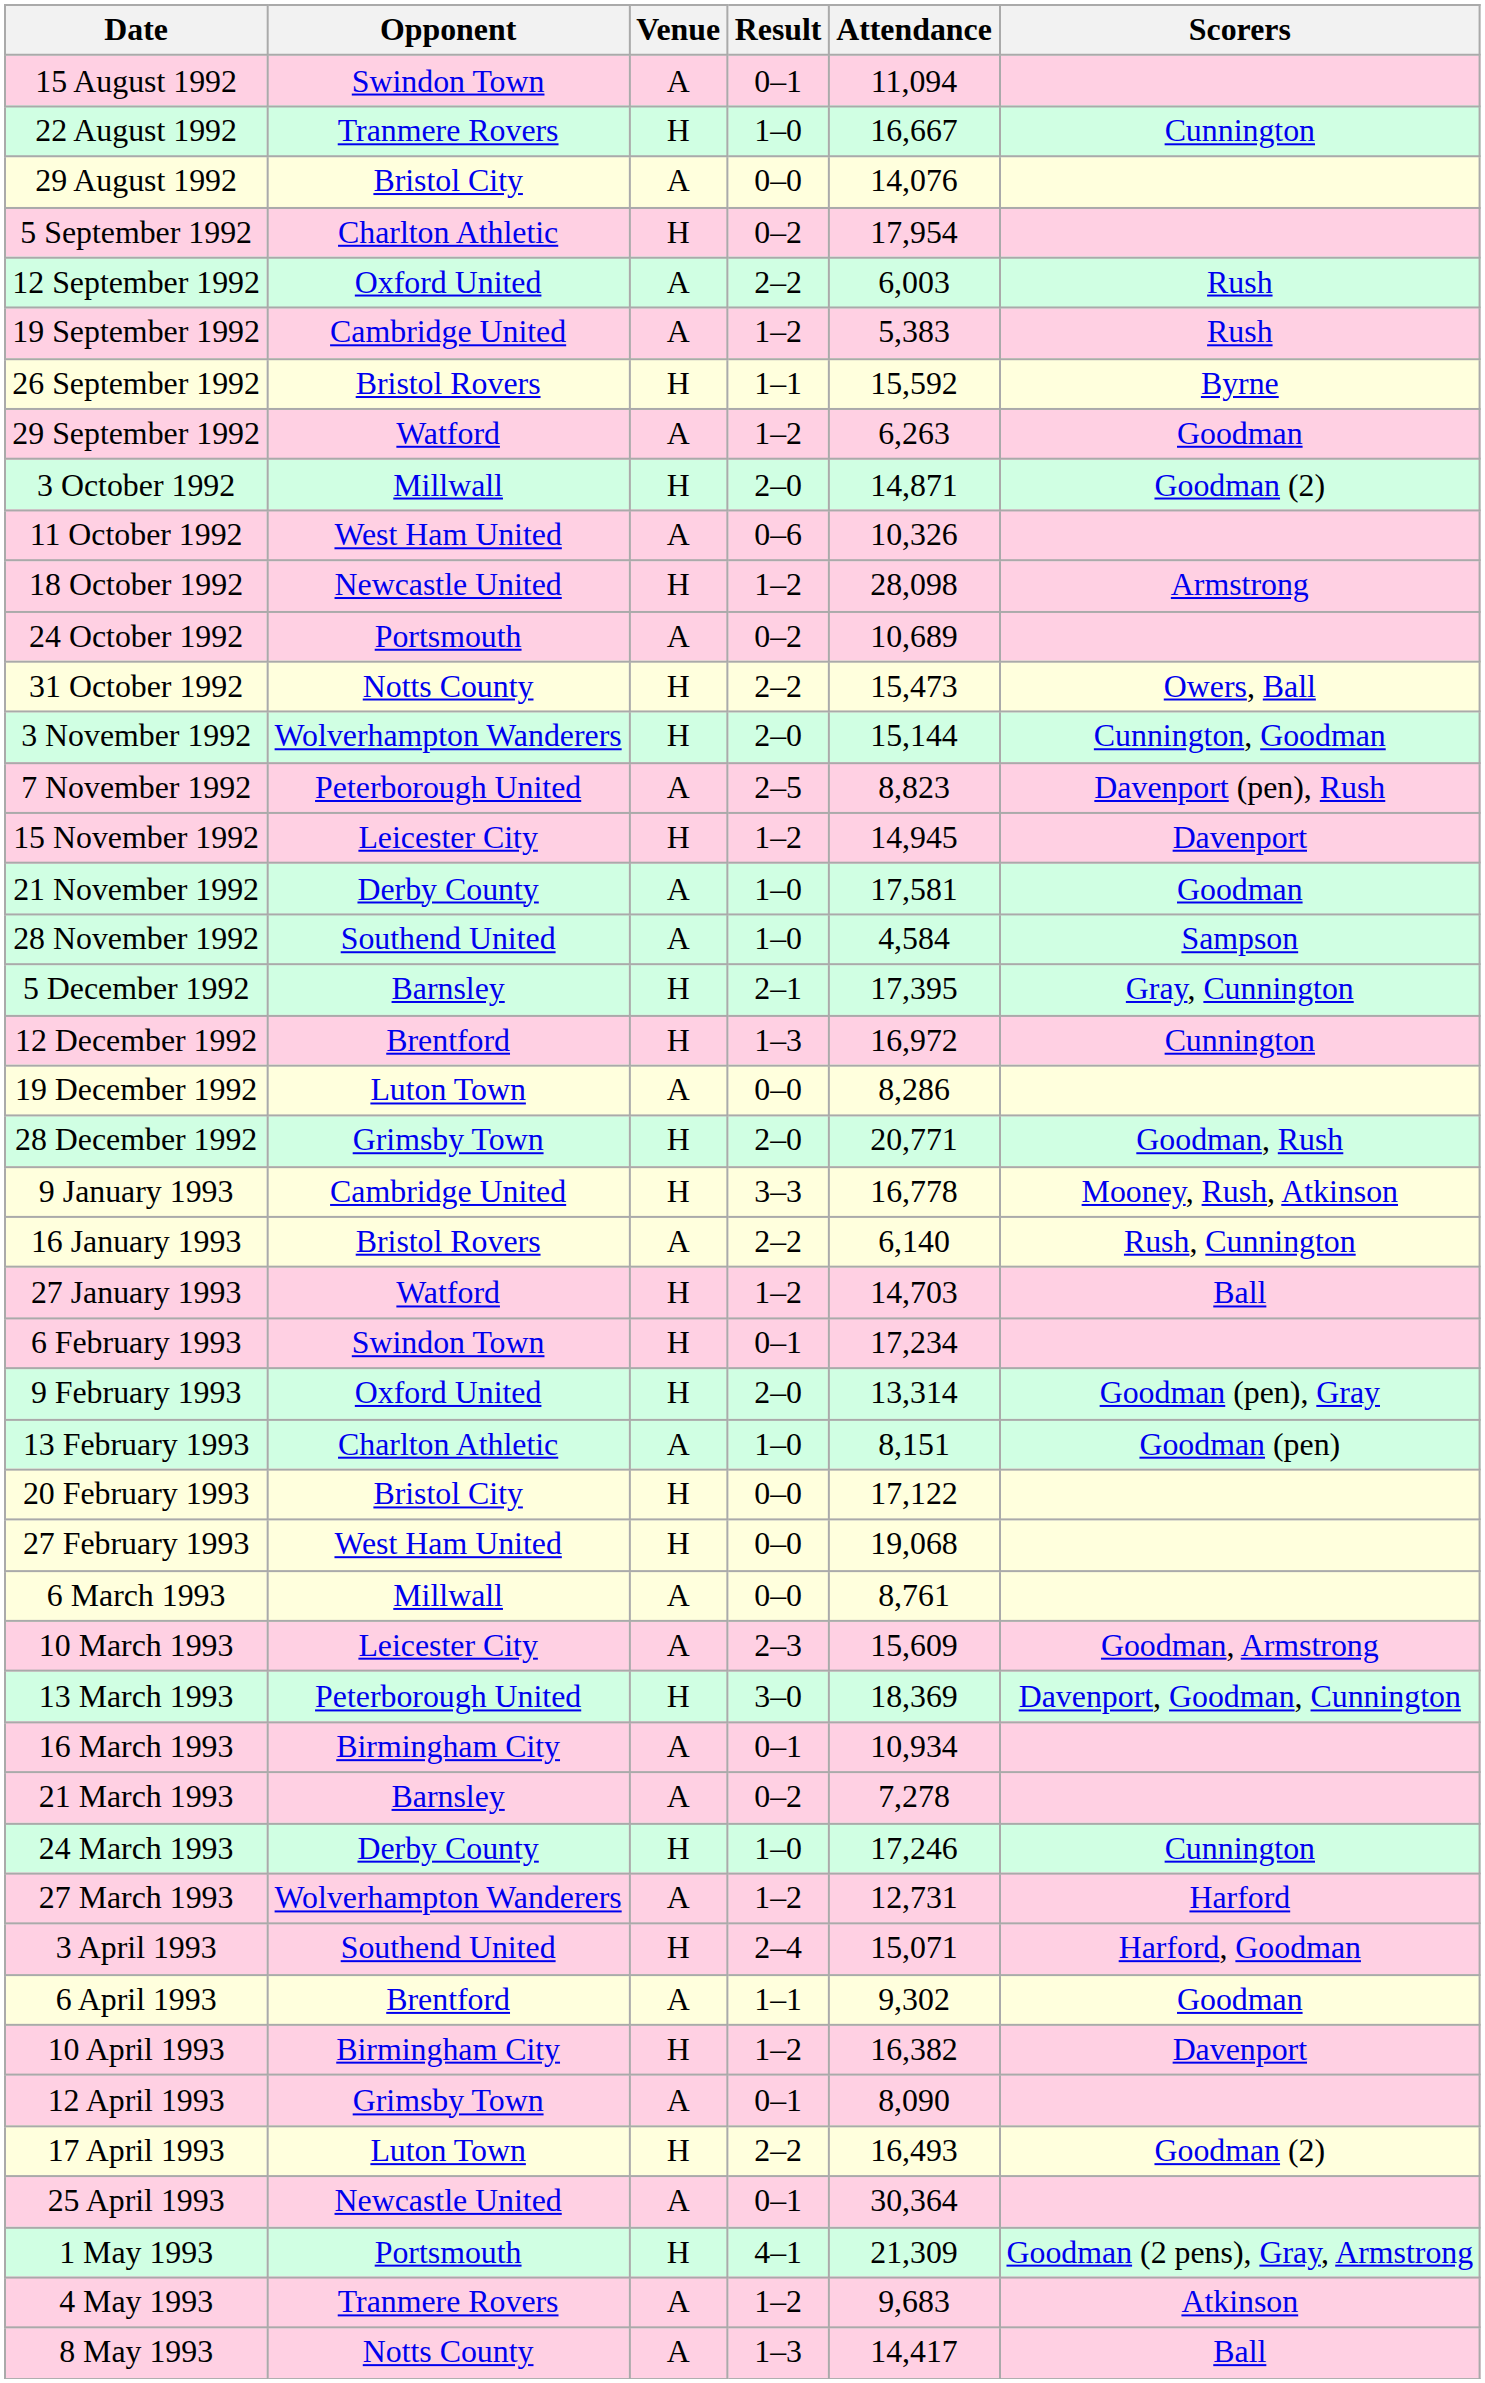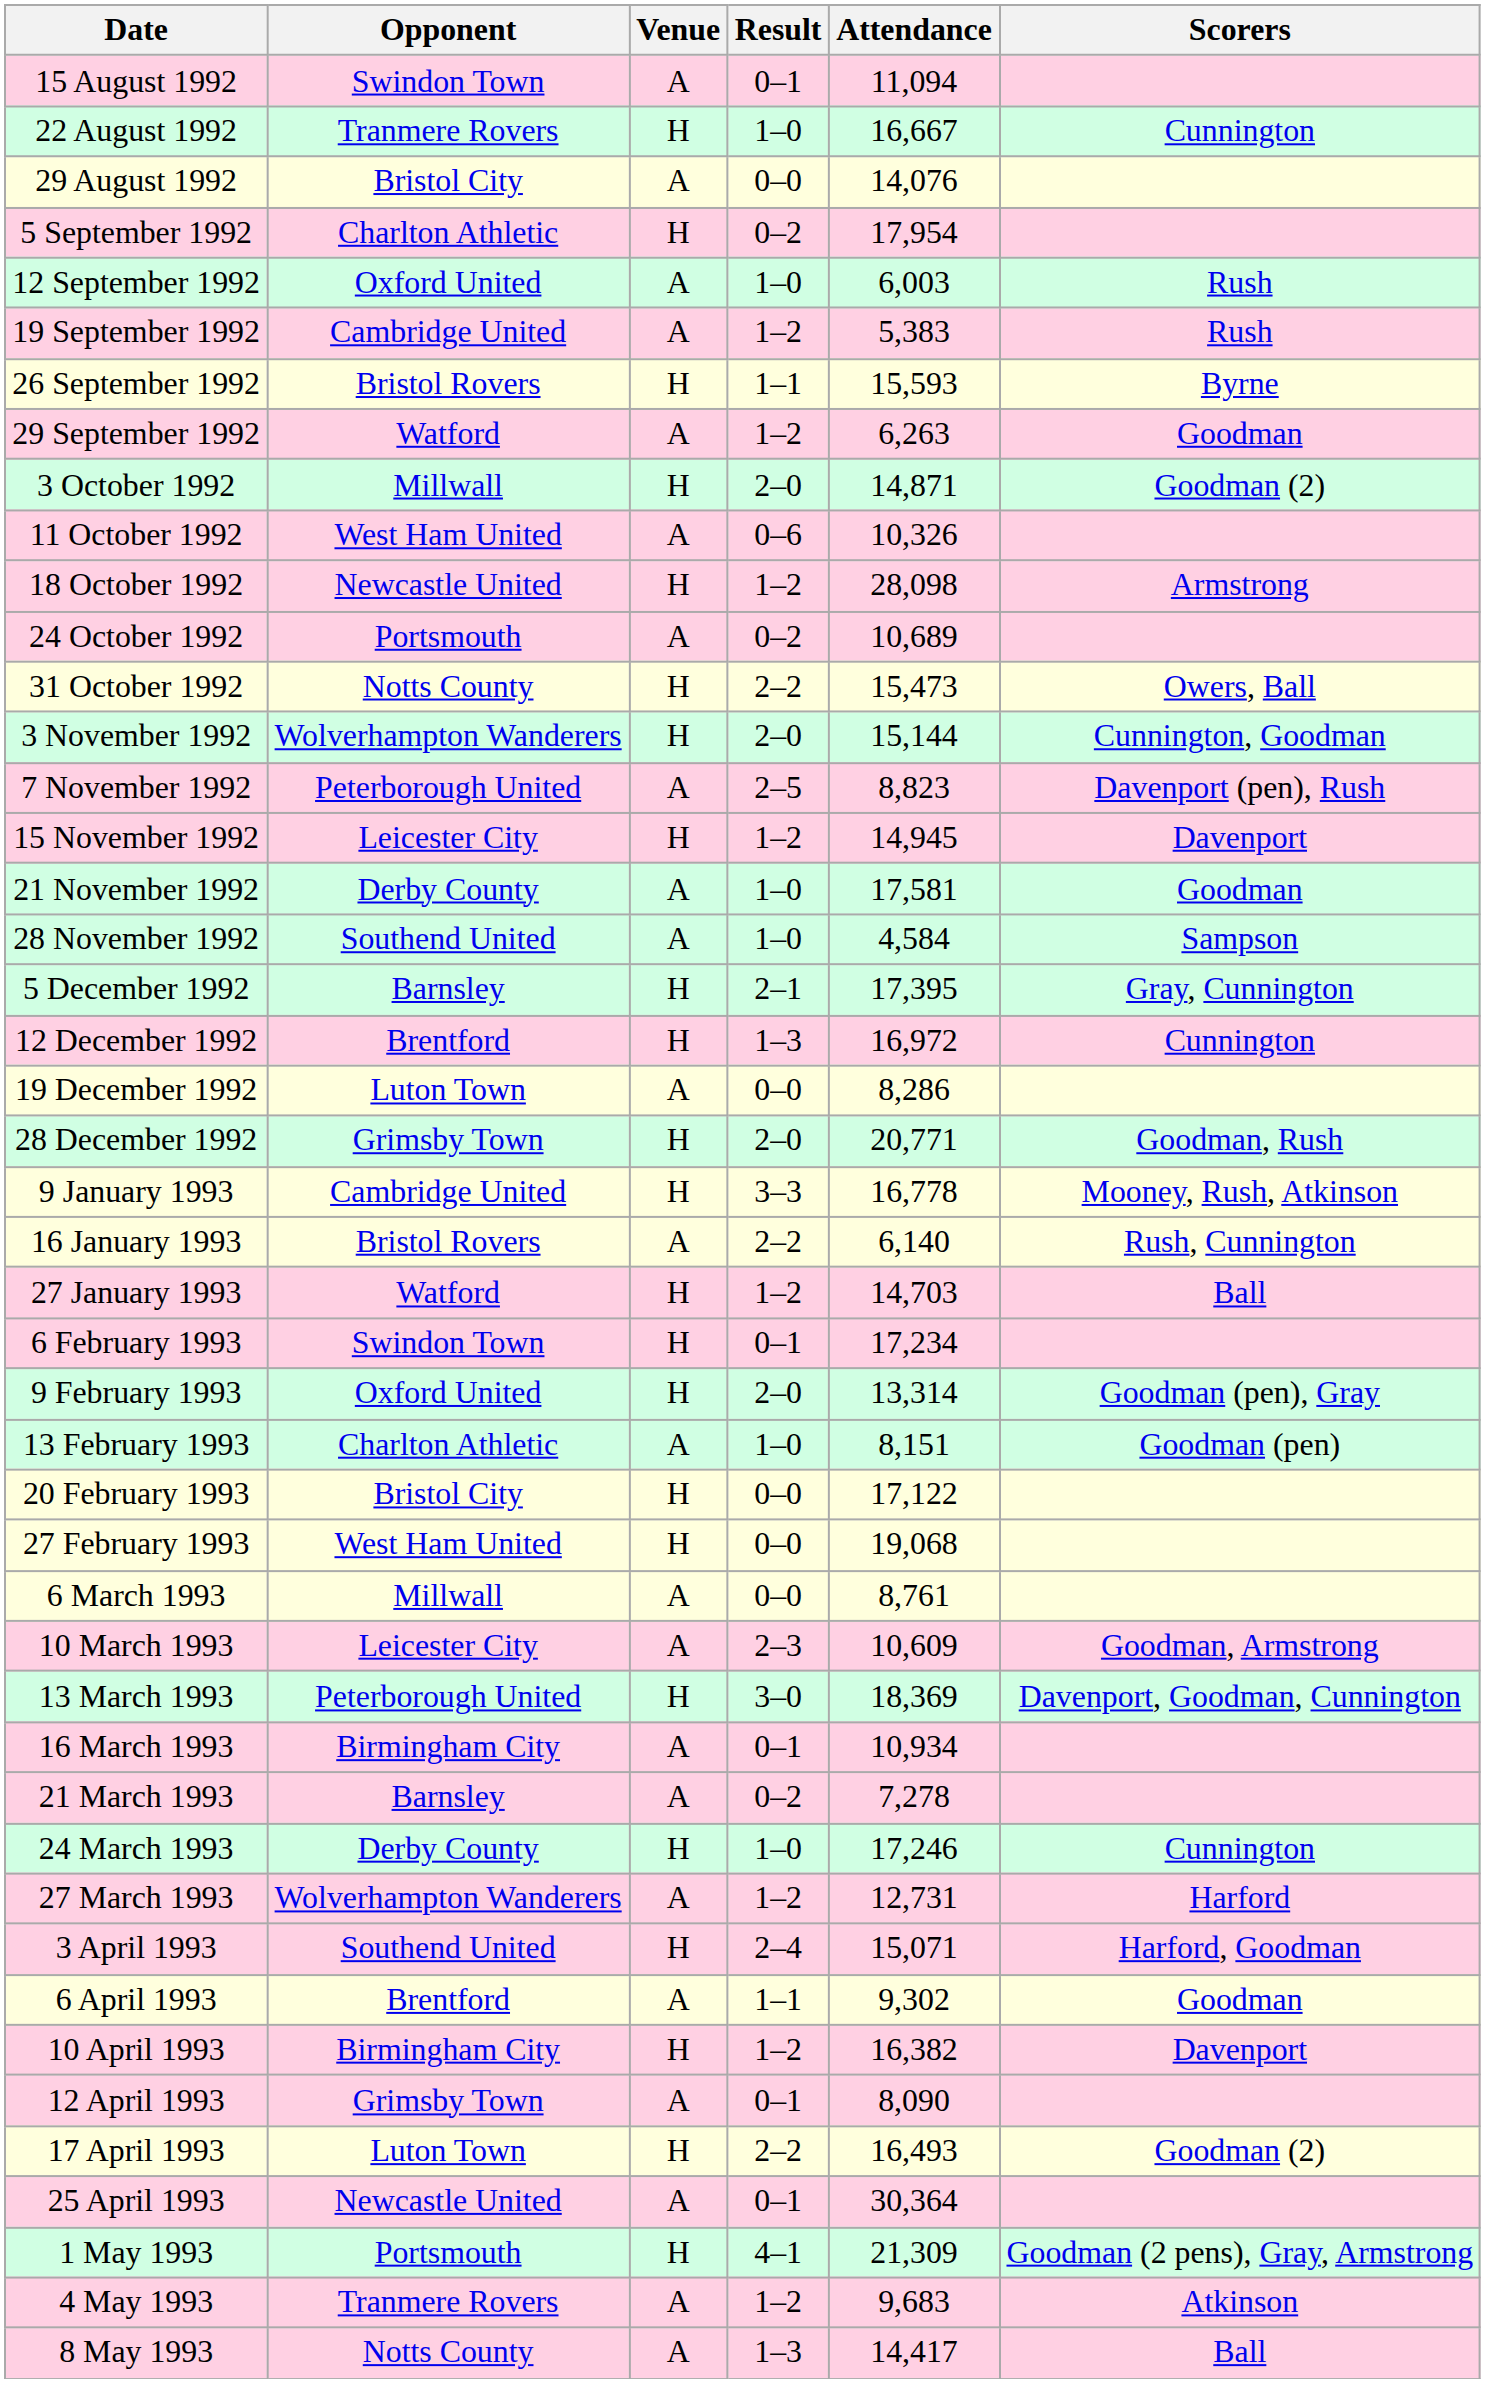(778, 282) 2–2 -> (778, 282) 1–0
(914, 383) 15,592 -> (914, 383) 15,593
(914, 1645) 15,609 -> (914, 1645) 10,609
